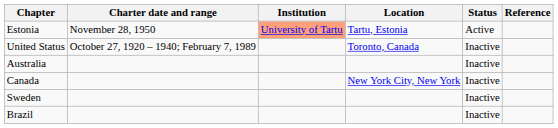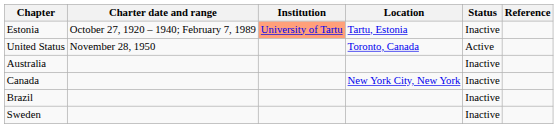(113, 30) November 28, 1950 -> (163, 30) October 27, 1920 – 1940; February 7, 1989
(480, 30) Active -> (483, 30) Inactive
(163, 47) October 27, 1920 – 1940; February 7, 1989 -> (113, 47) November 28, 1950
(483, 47) Inactive -> (480, 47) Active
rows swapped: (20, 115) <-> (24, 98)
